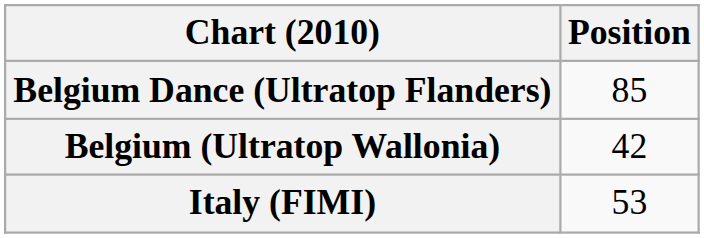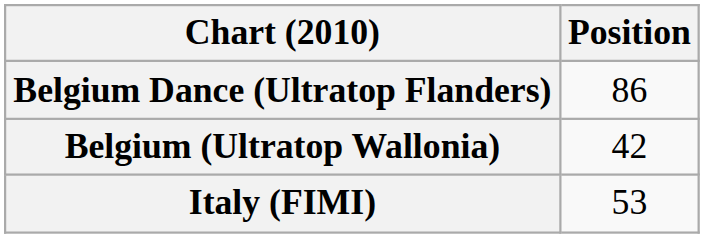(629, 89) 85 -> (629, 89) 86
